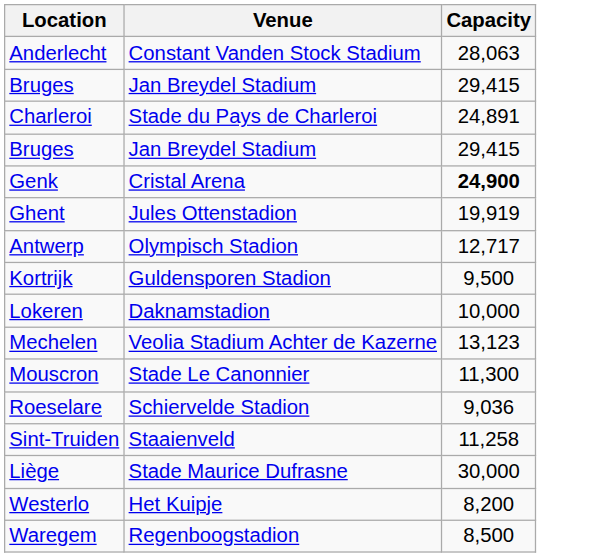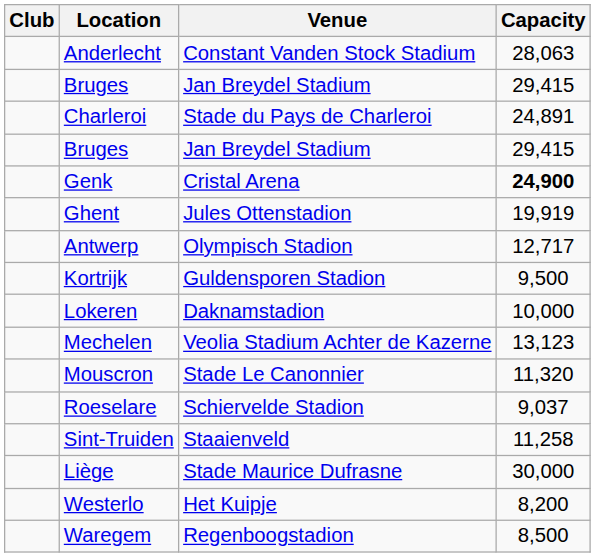+ column: (32, 20)
(489, 375) 11,300 -> (543, 375) 11,320
(489, 407) 9,036 -> (543, 407) 9,037
